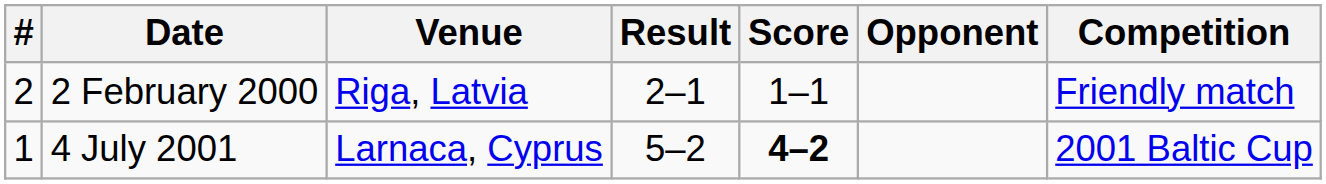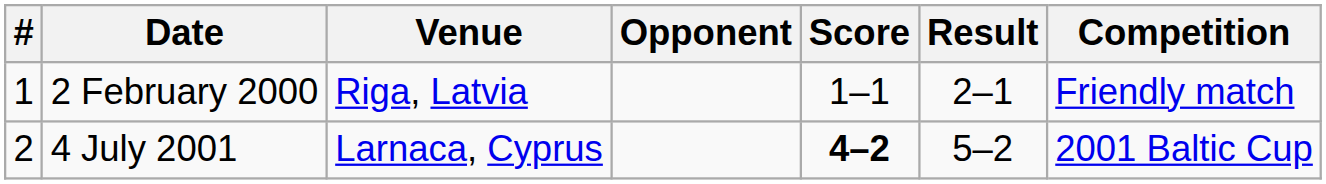columns swapped: (952, 33) <-> (675, 33)
(24, 91) 2 -> (24, 91) 1
(24, 149) 1 -> (24, 149) 2
